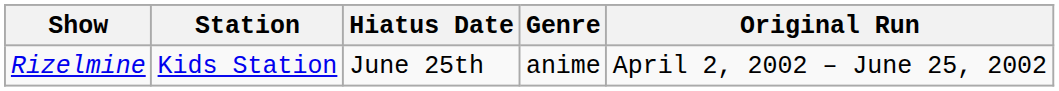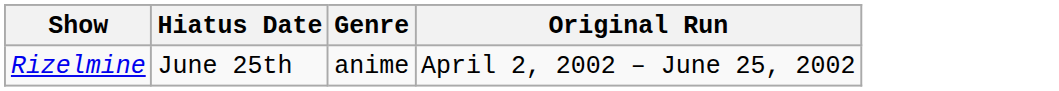- column: (247, 25)
